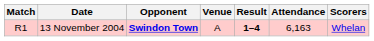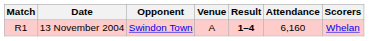(163, 28) bold -> (161, 28) normal
(298, 28) 6,163 -> (293, 28) 6,160
